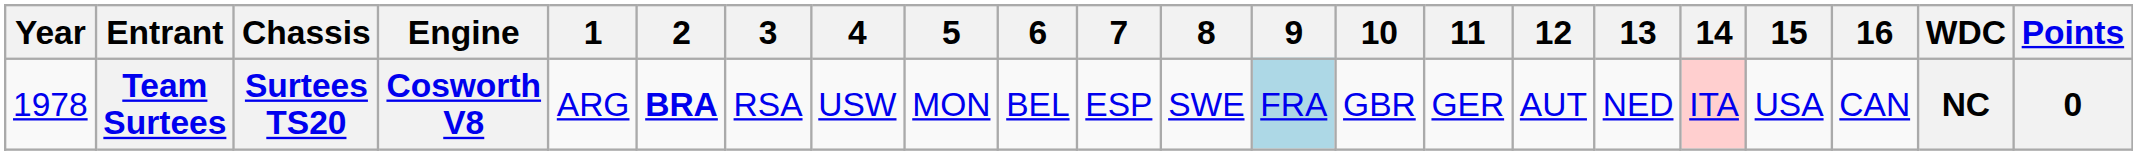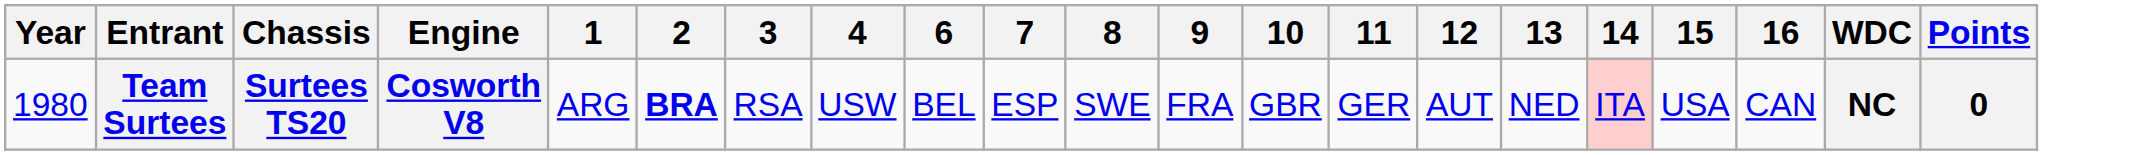- column: (951, 32)
(50, 104) 1978 -> (50, 104) 1980
(1294, 104) lightblue background -> (1200, 104) no background
